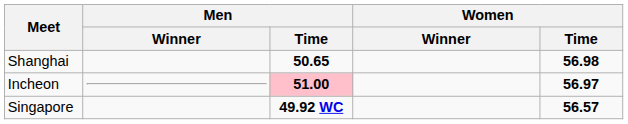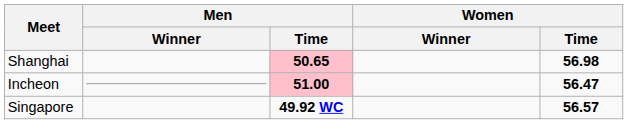(311, 61) no background -> (311, 61) pink background
(581, 84) 56.97 -> (581, 84) 56.47
